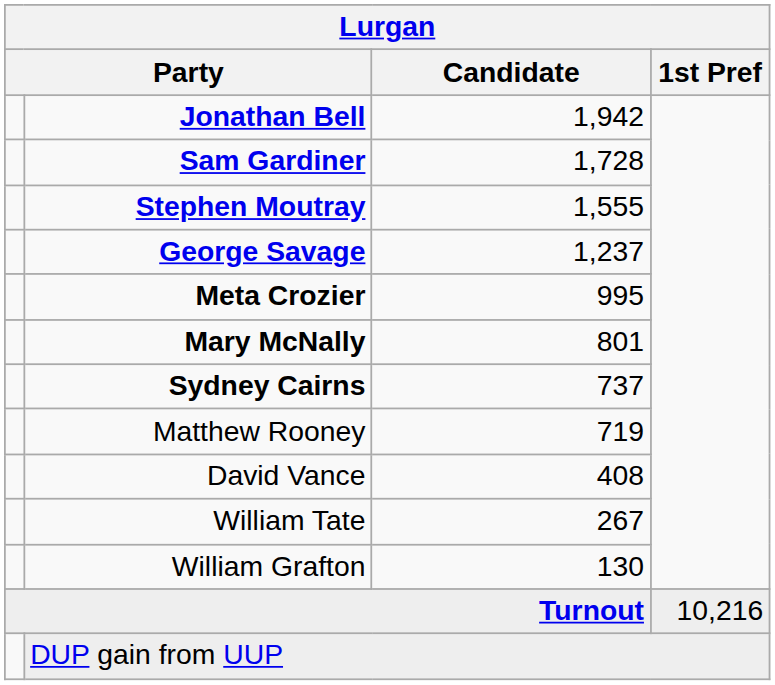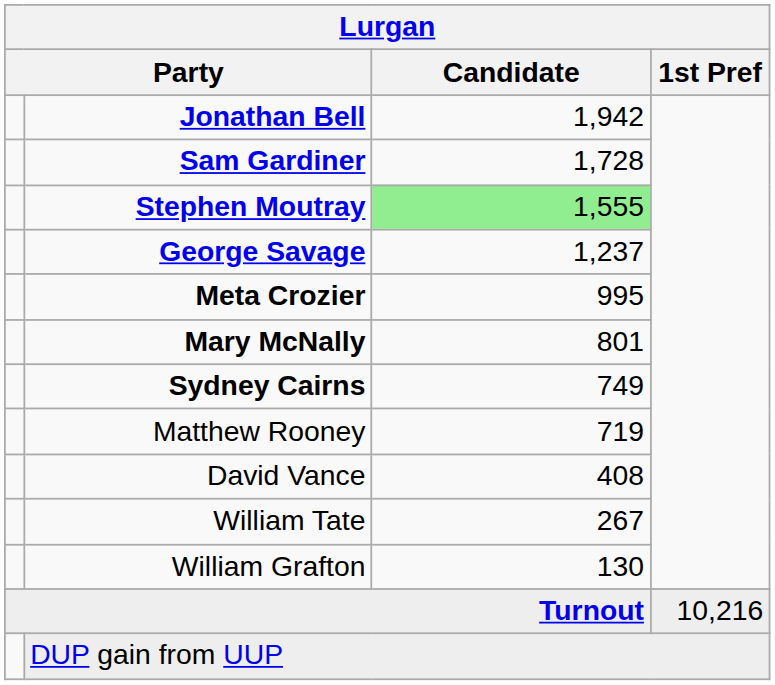(609, 206) no background -> (609, 206) lightgreen background
(620, 386) 737 -> (620, 386) 749
